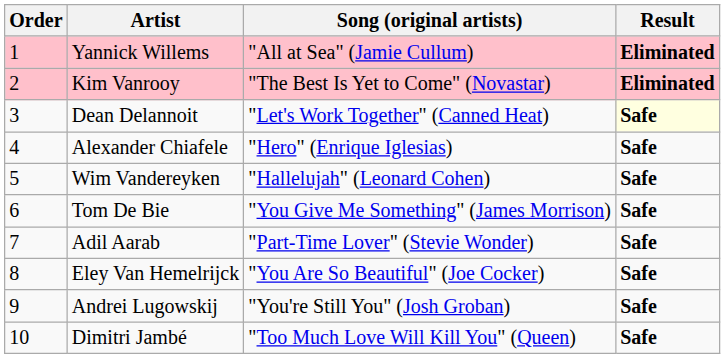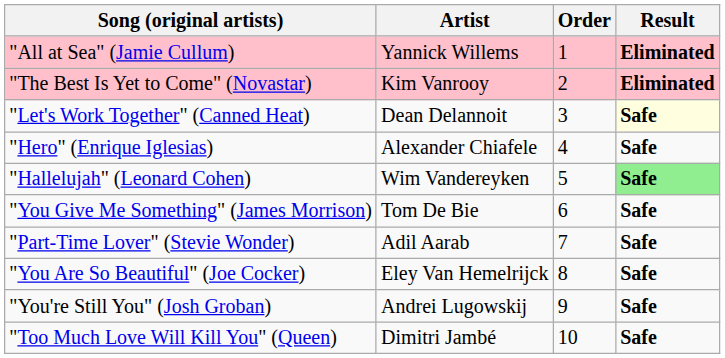columns swapped: (36, 20) <-> (430, 20)
(639, 178) no background -> (639, 178) lightgreen background
